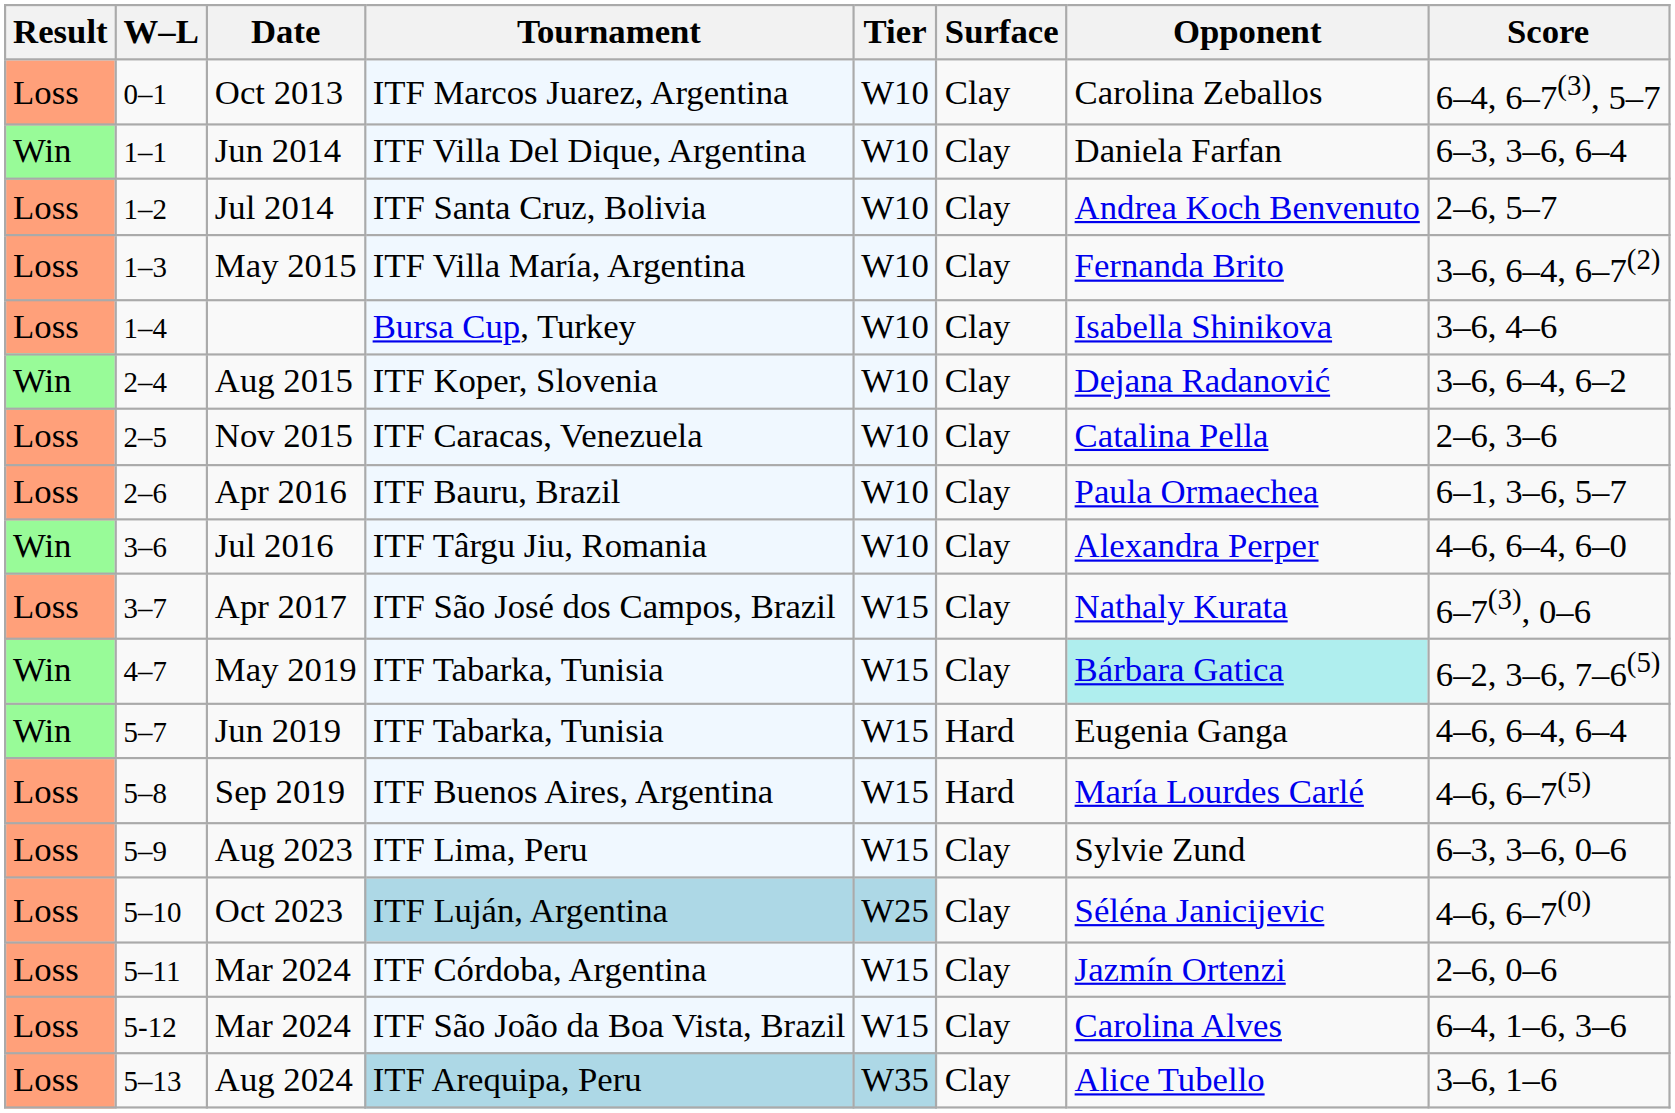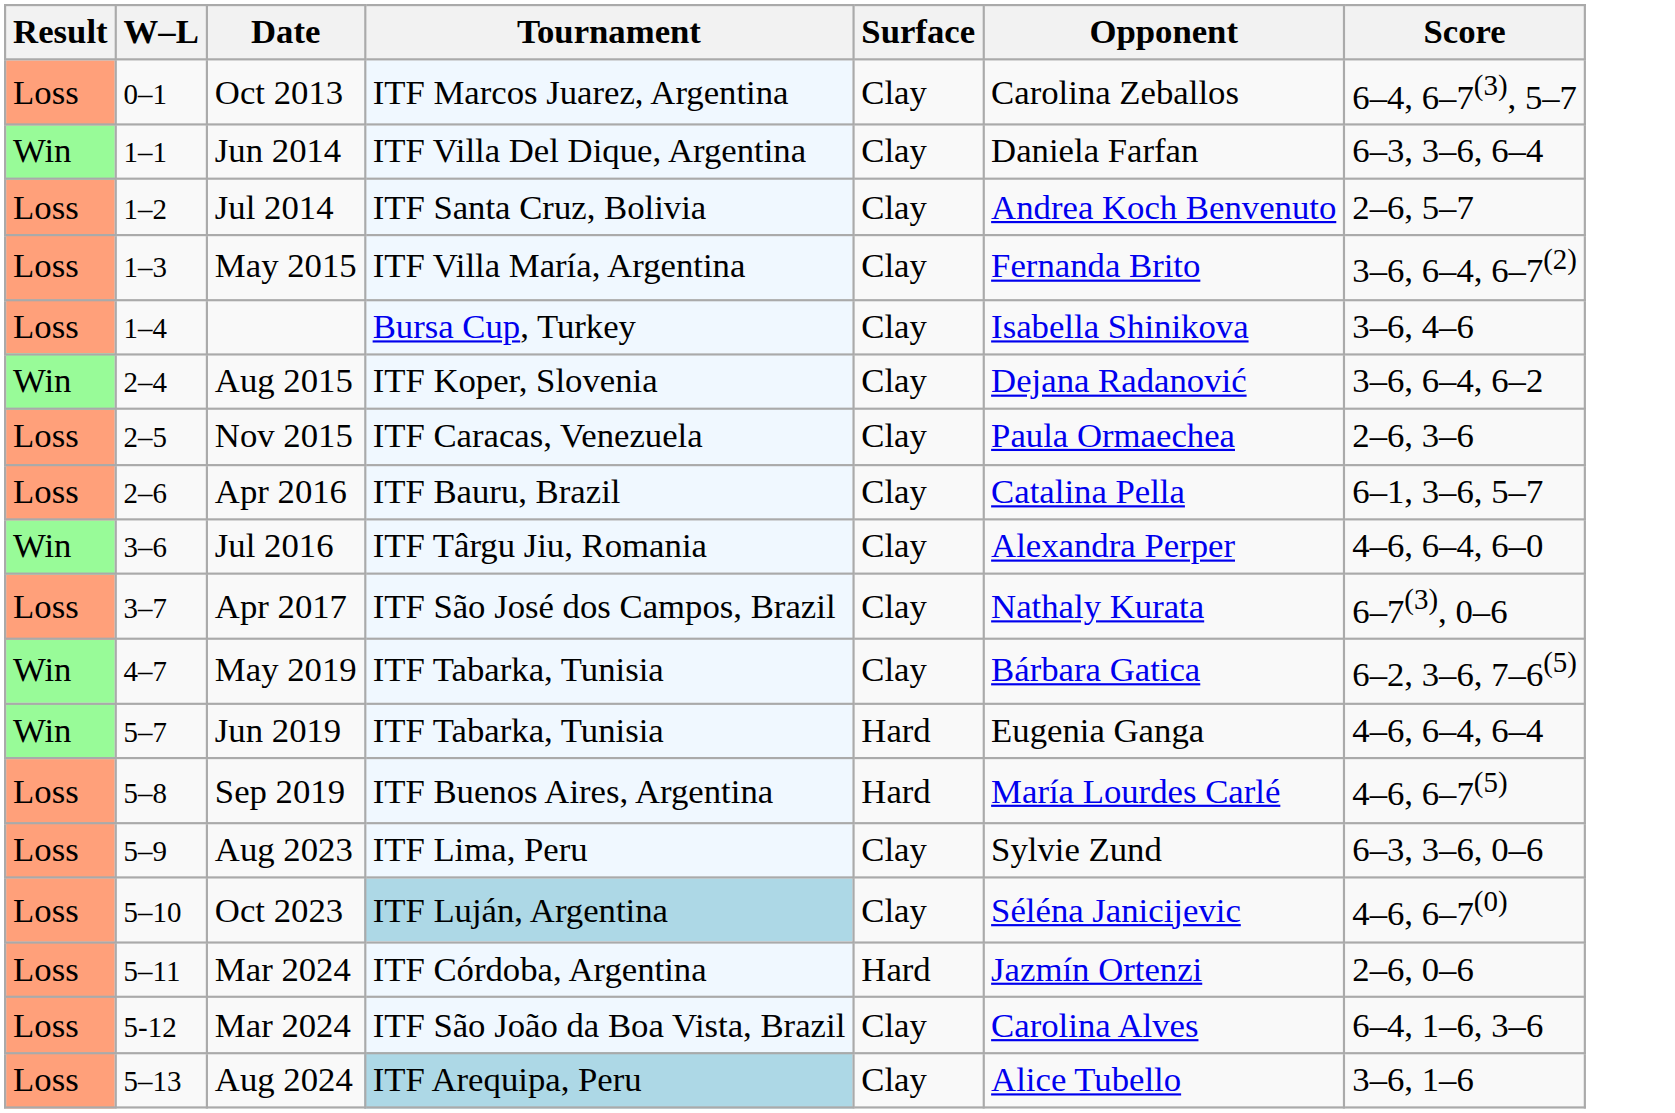- column: (895, 32)
(1172, 436) Catalina Pella -> (1113, 436) Paula Ormaechea
(1197, 491) Paula Ormaechea -> (1088, 491) Catalina Pella
(1179, 670) paleturquoise background -> (1096, 670) no background
(978, 969) Clay -> (896, 969) Hard
